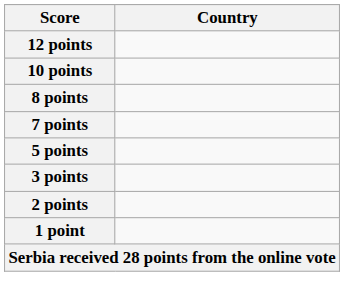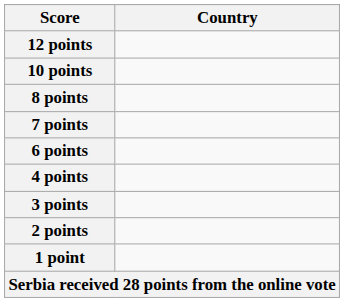+ row: (60, 151)
- row: (60, 151)
+ row: (60, 177)
